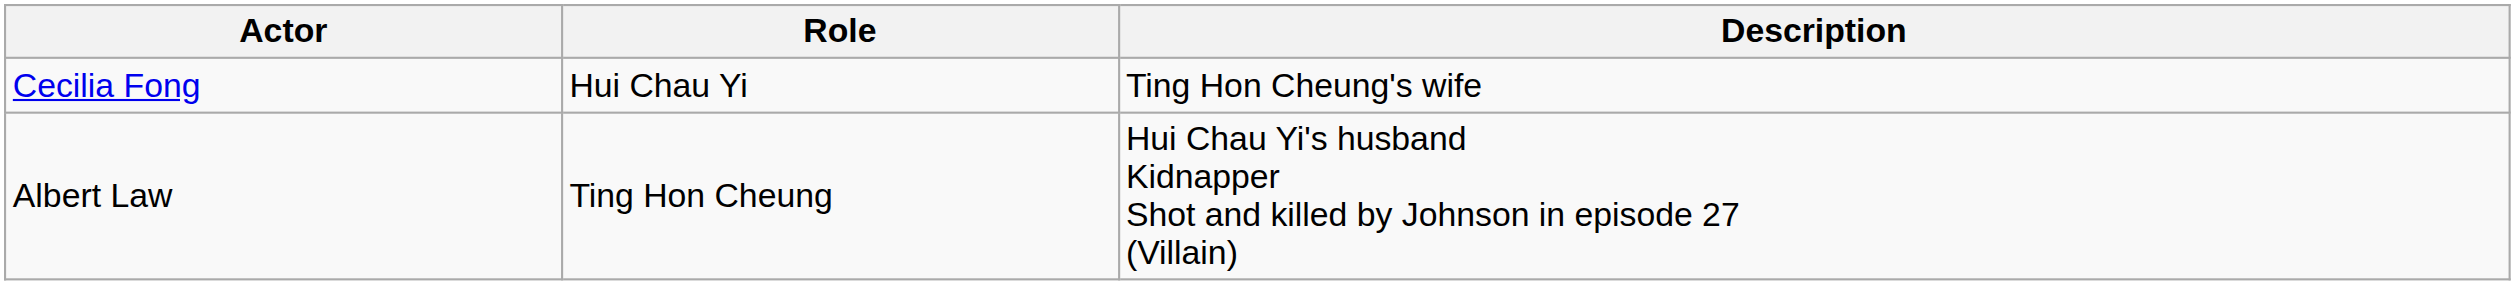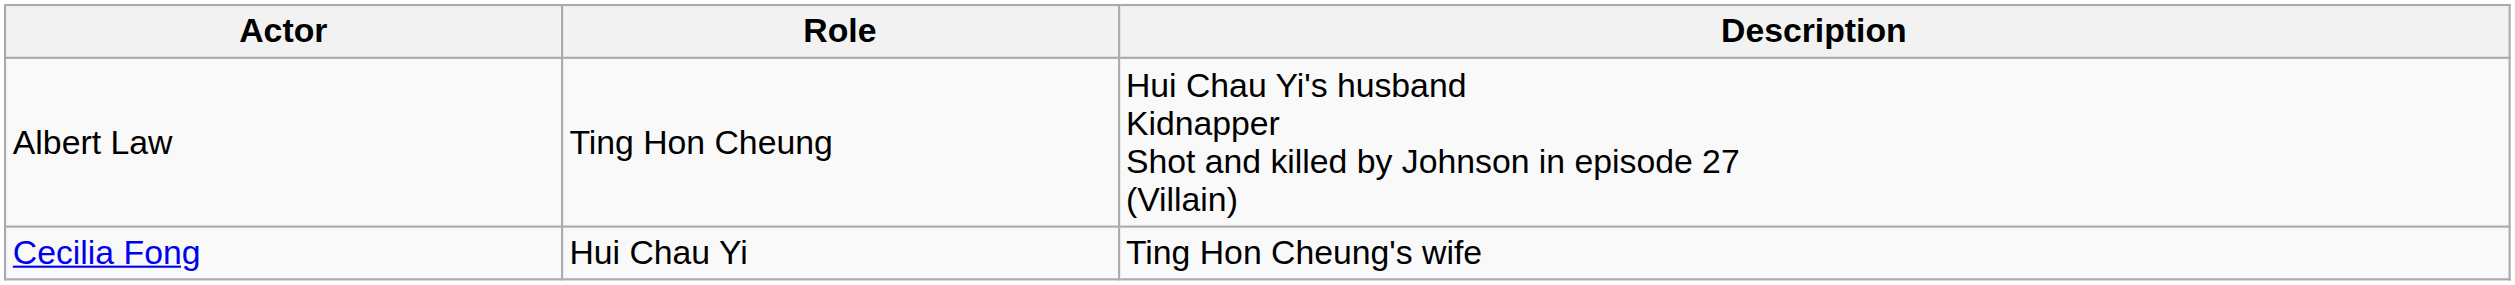rows swapped: (93, 195) <-> (107, 84)
